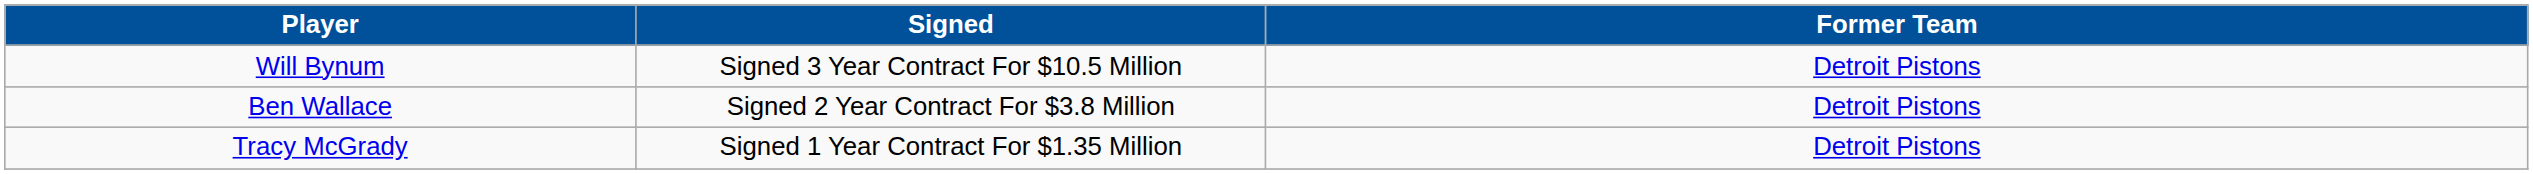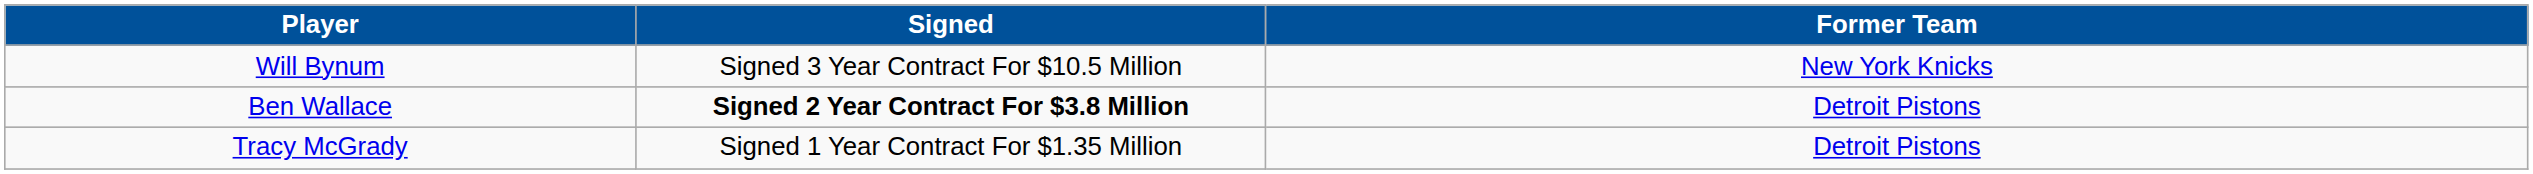(1897, 65) Detroit Pistons -> (1897, 65) New York Knicks
(951, 106) normal -> (951, 106) bold
